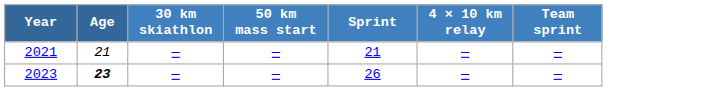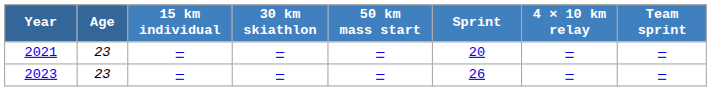+ column: (180, 24)
(102, 53) 21 -> (102, 53) 23
(373, 53) 21 -> (477, 53) 20
(102, 75) bold -> (102, 75) normal
